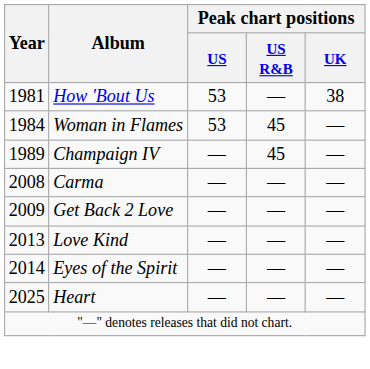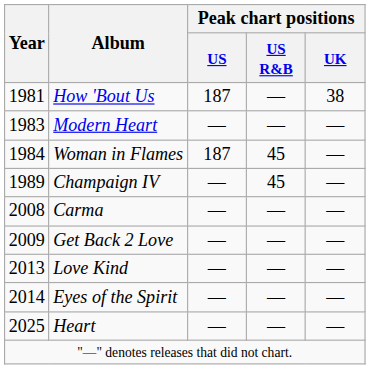(217, 96) 53 -> (217, 96) 187
+ row: (105, 125)
(217, 125) 53 -> (217, 153) 187
